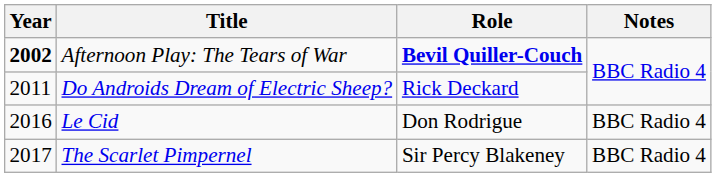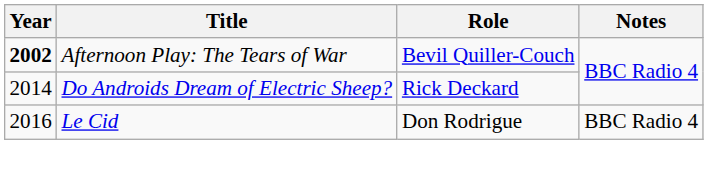(492, 54) bold -> (488, 54) normal
(30, 88) 2011 -> (31, 88) 2014
- row: (157, 155)
